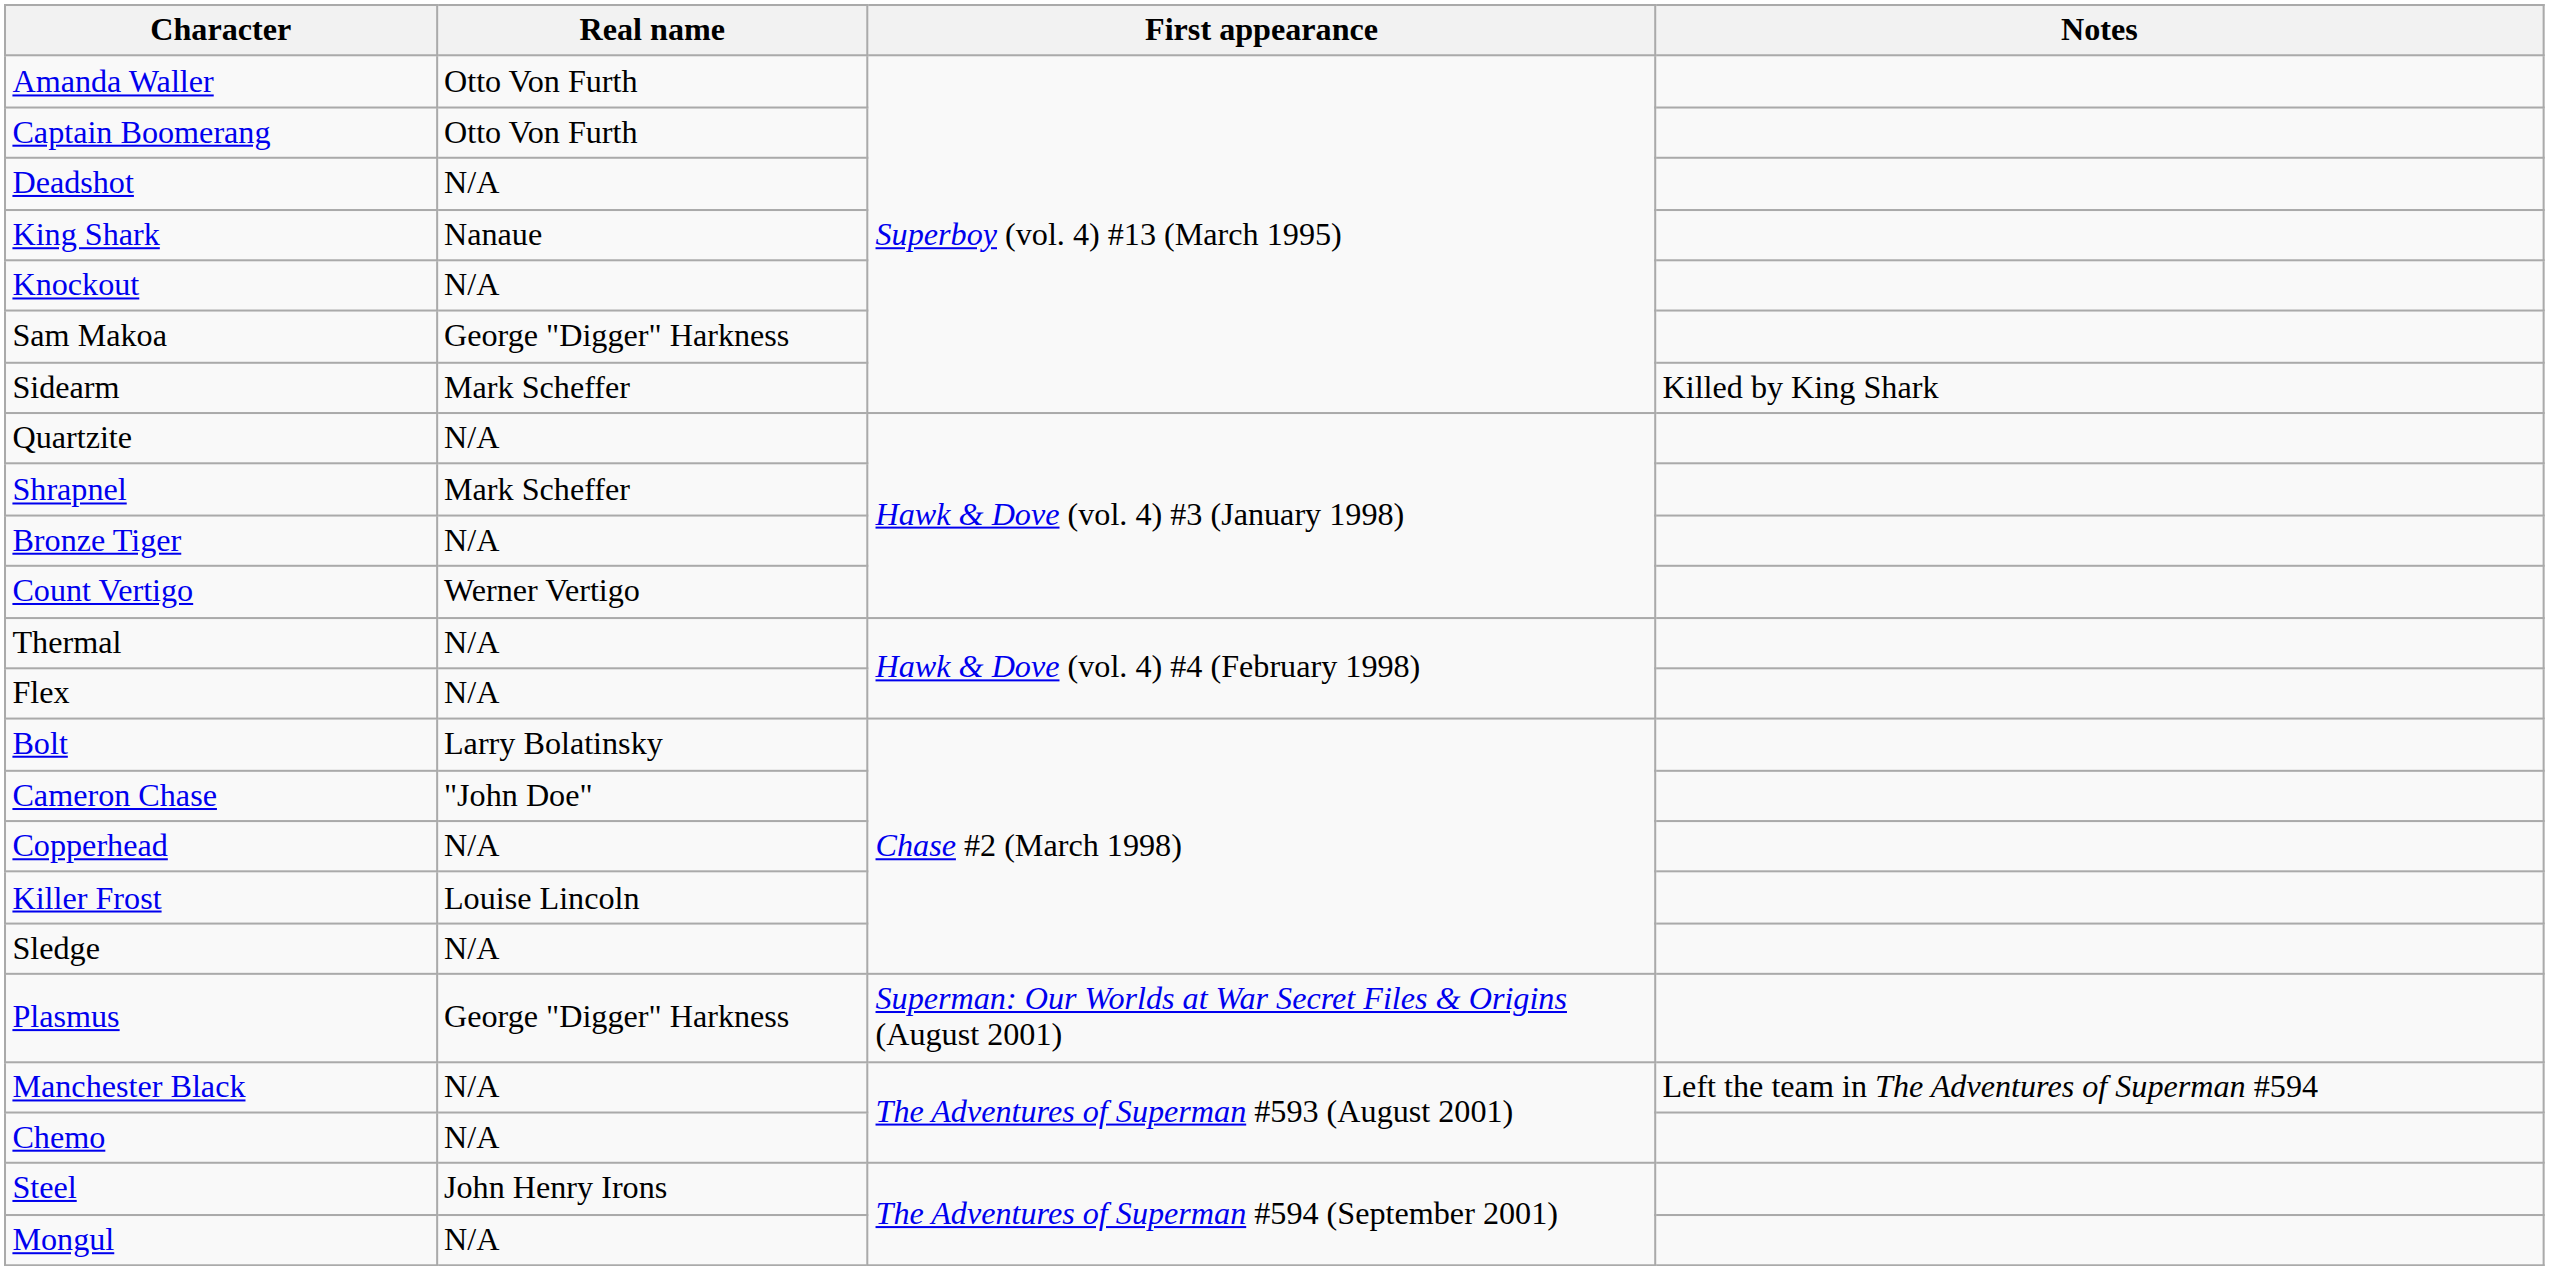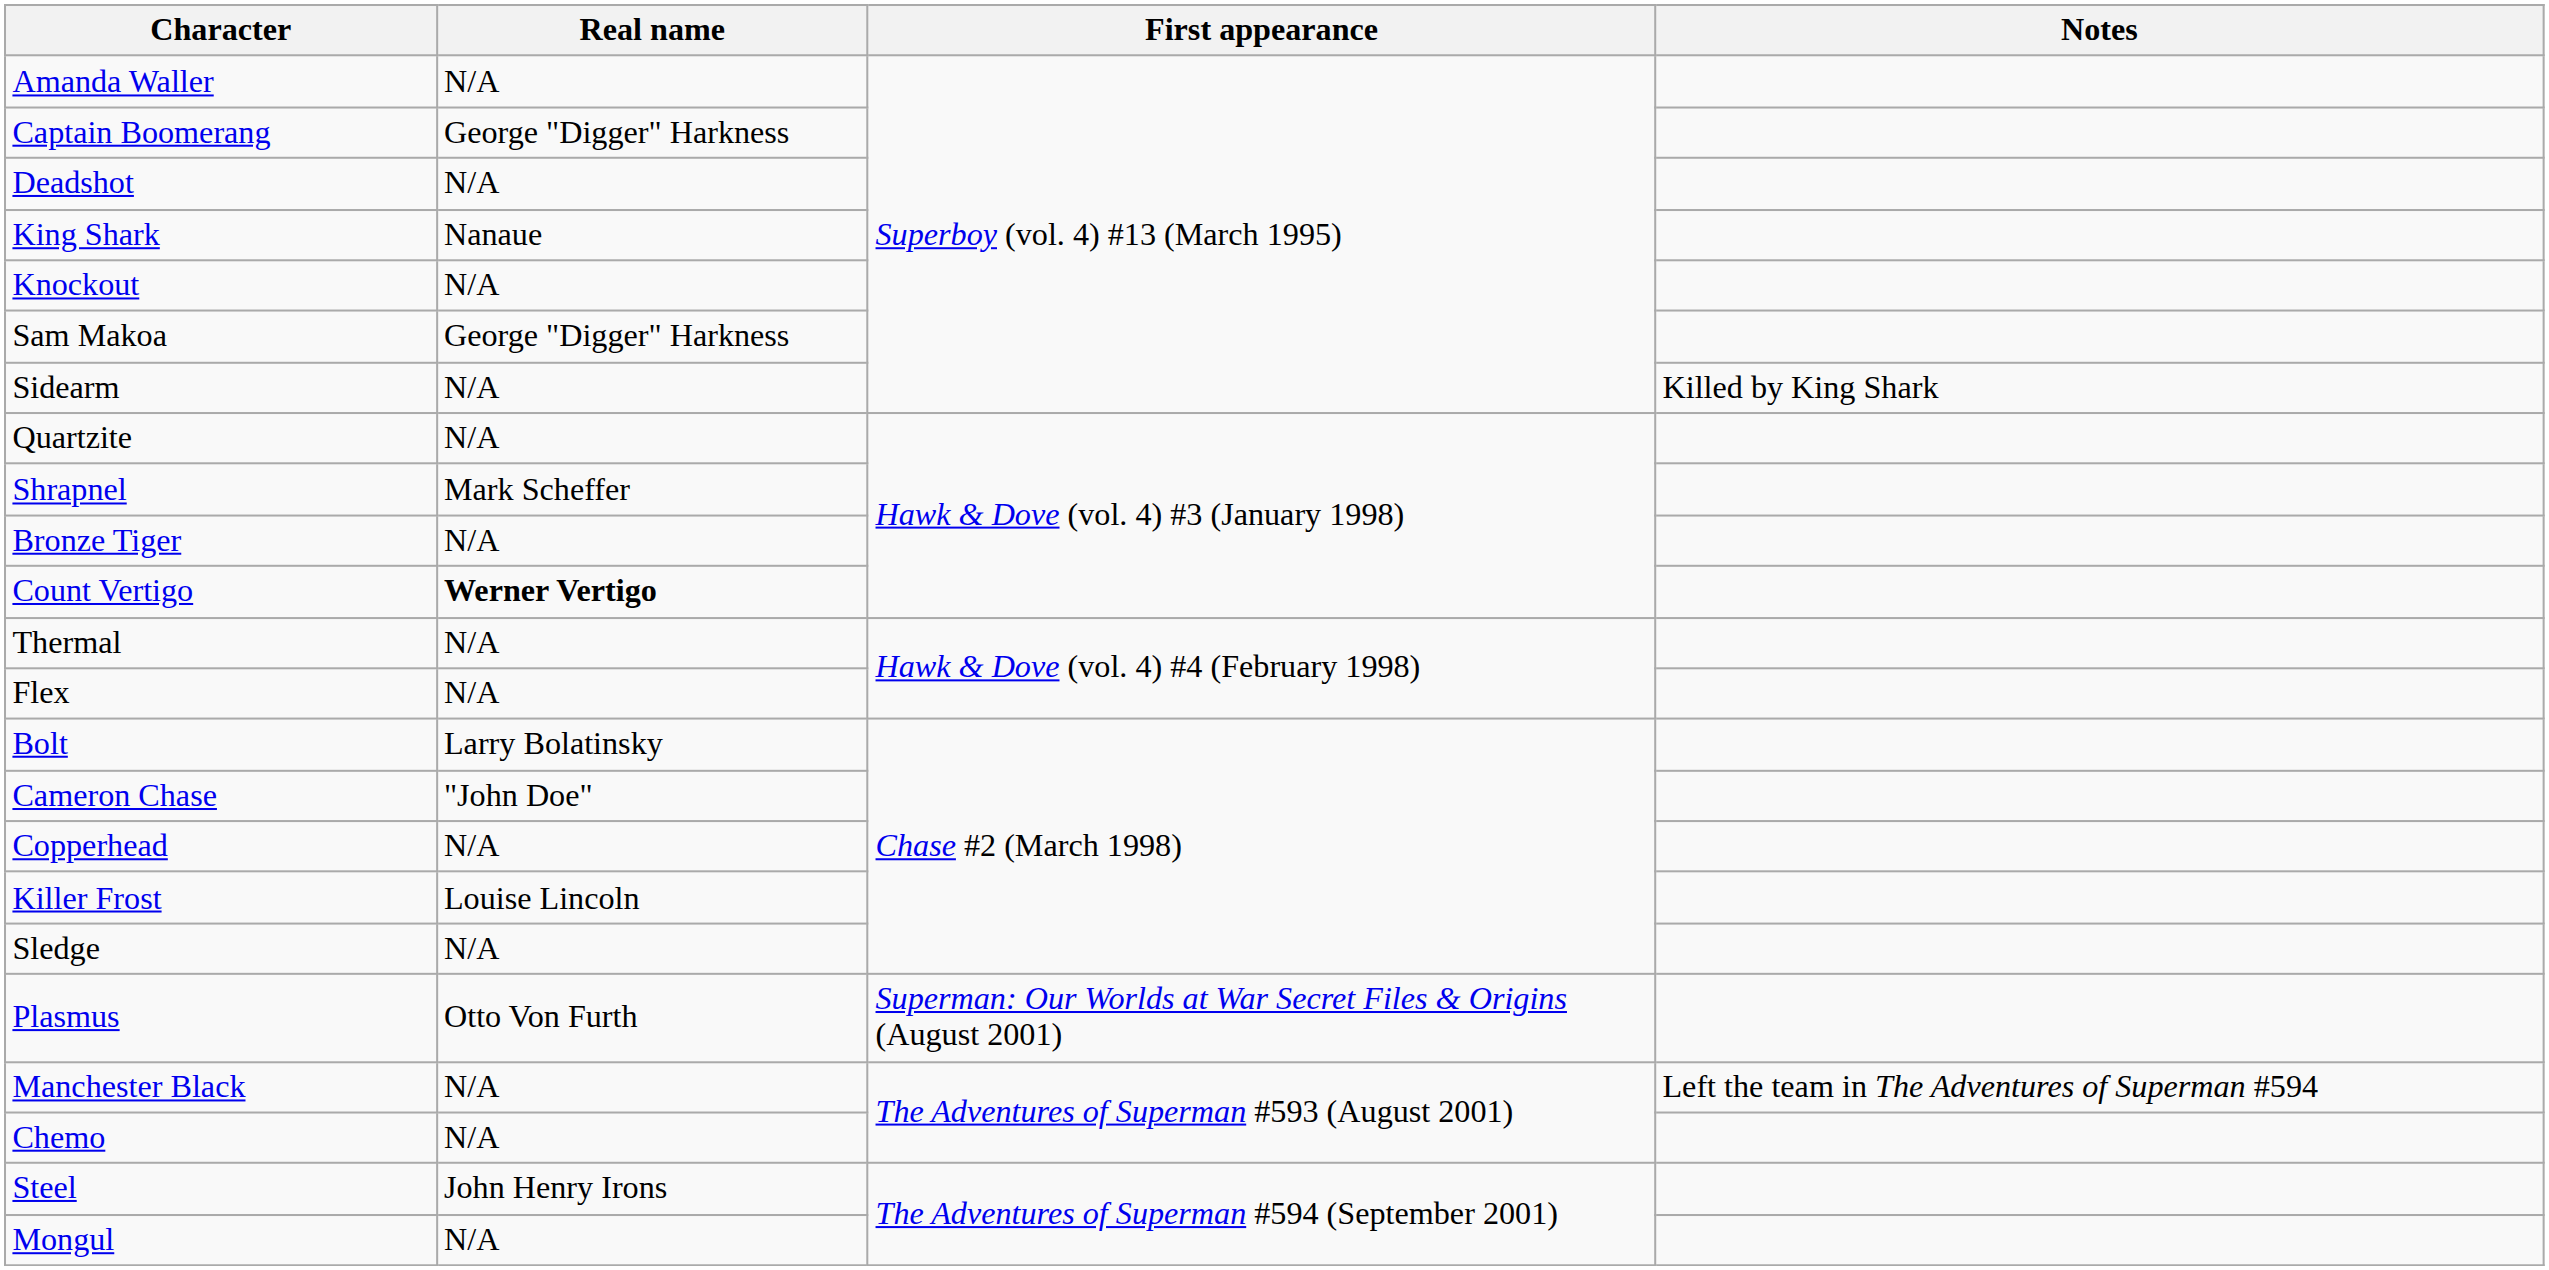(541, 81) Otto Von Furth -> (472, 81) N/A
(541, 132) Otto Von Furth -> (617, 132) George "Digger" Harkness
(537, 387) Mark Scheffer -> (472, 387) N/A
(542, 591) normal -> (550, 591) bold
(617, 1017) George "Digger" Harkness -> (541, 1017) Otto Von Furth
